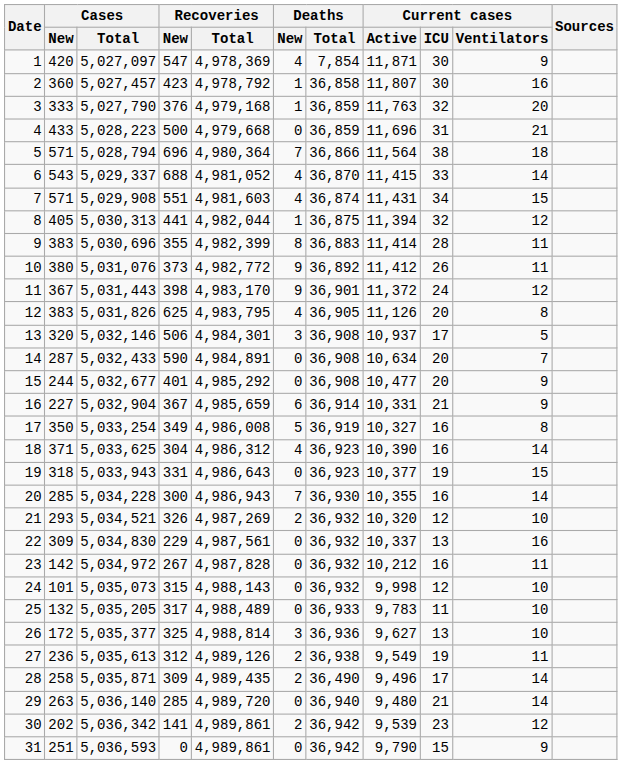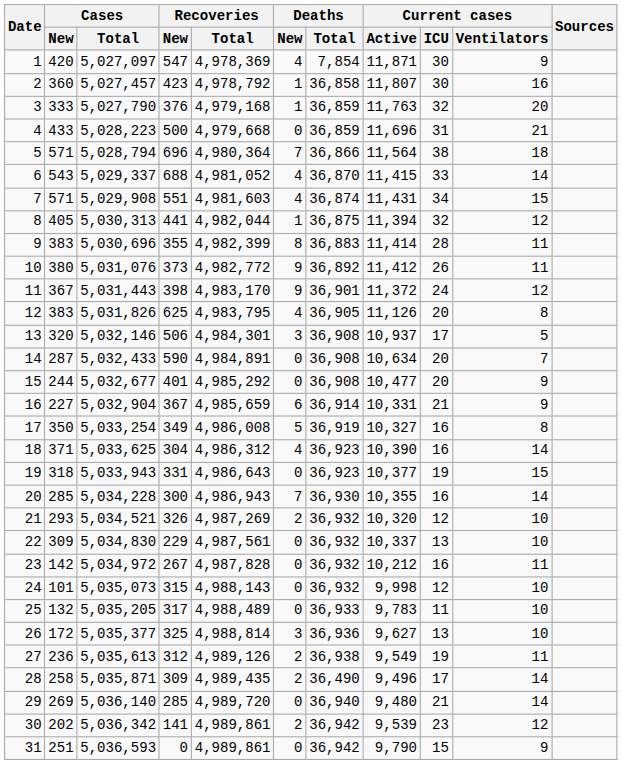(540, 542) 16 -> (540, 542) 10
(61, 702) 263 -> (61, 702) 269
